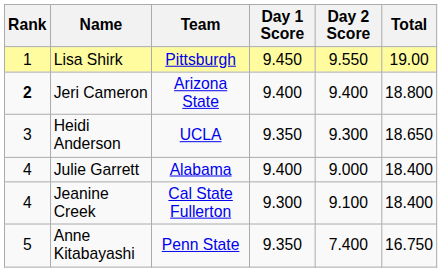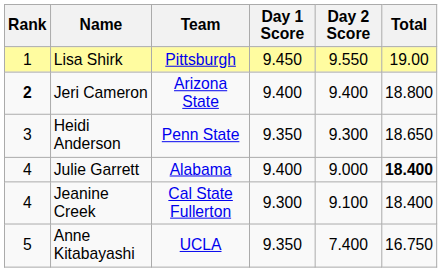(201, 135) UCLA -> (201, 135) Penn State
(409, 169) normal -> (409, 169) bold
(201, 245) Penn State -> (201, 245) UCLA
